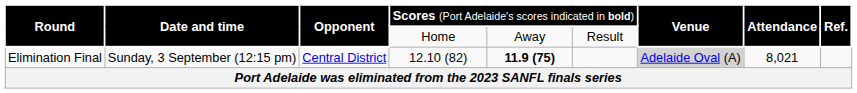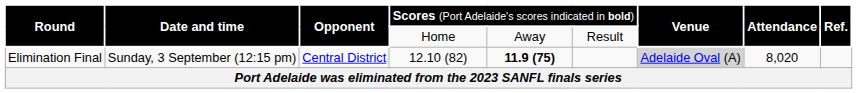(782, 58) 8,021 -> (782, 58) 8,020
